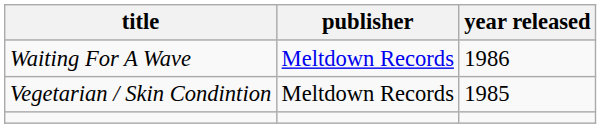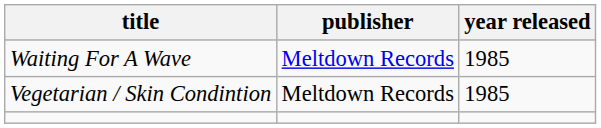(487, 58) 1986 -> (487, 58) 1985
